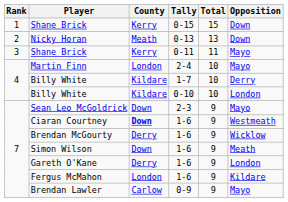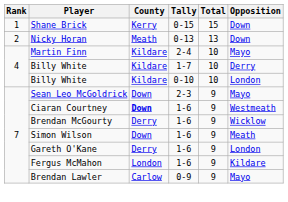- row: (59, 53)
(147, 66) London -> (149, 53) Kildare
